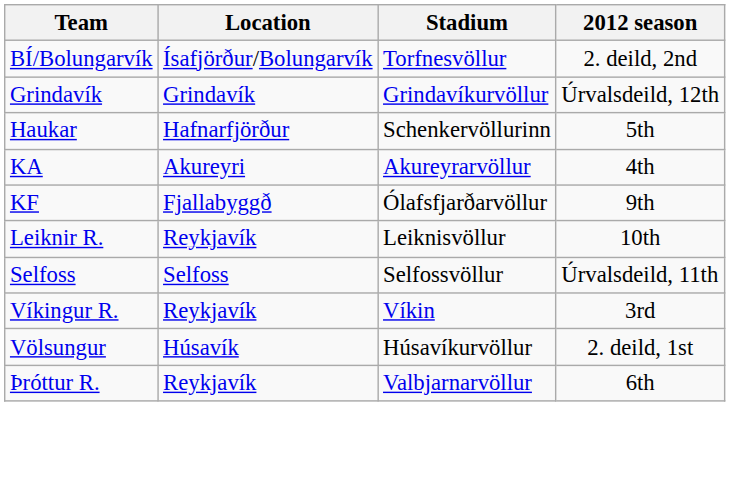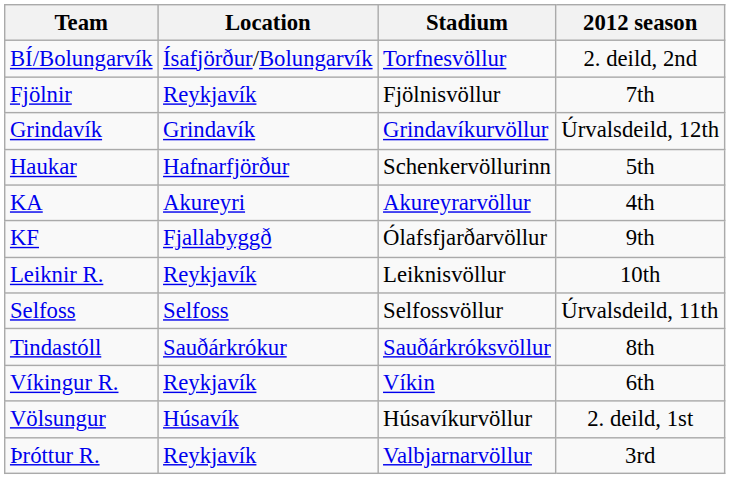+ row: (41, 94)
+ row: (56, 346)
(640, 310) 3rd -> (640, 382) 6th
(640, 382) 6th -> (640, 454) 3rd
